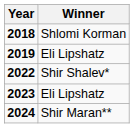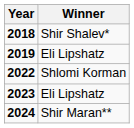(83, 34) Shlomi Korman -> (75, 34) Shir Shalev*
(75, 73) Shir Shalev* -> (83, 73) Shlomi Korman
